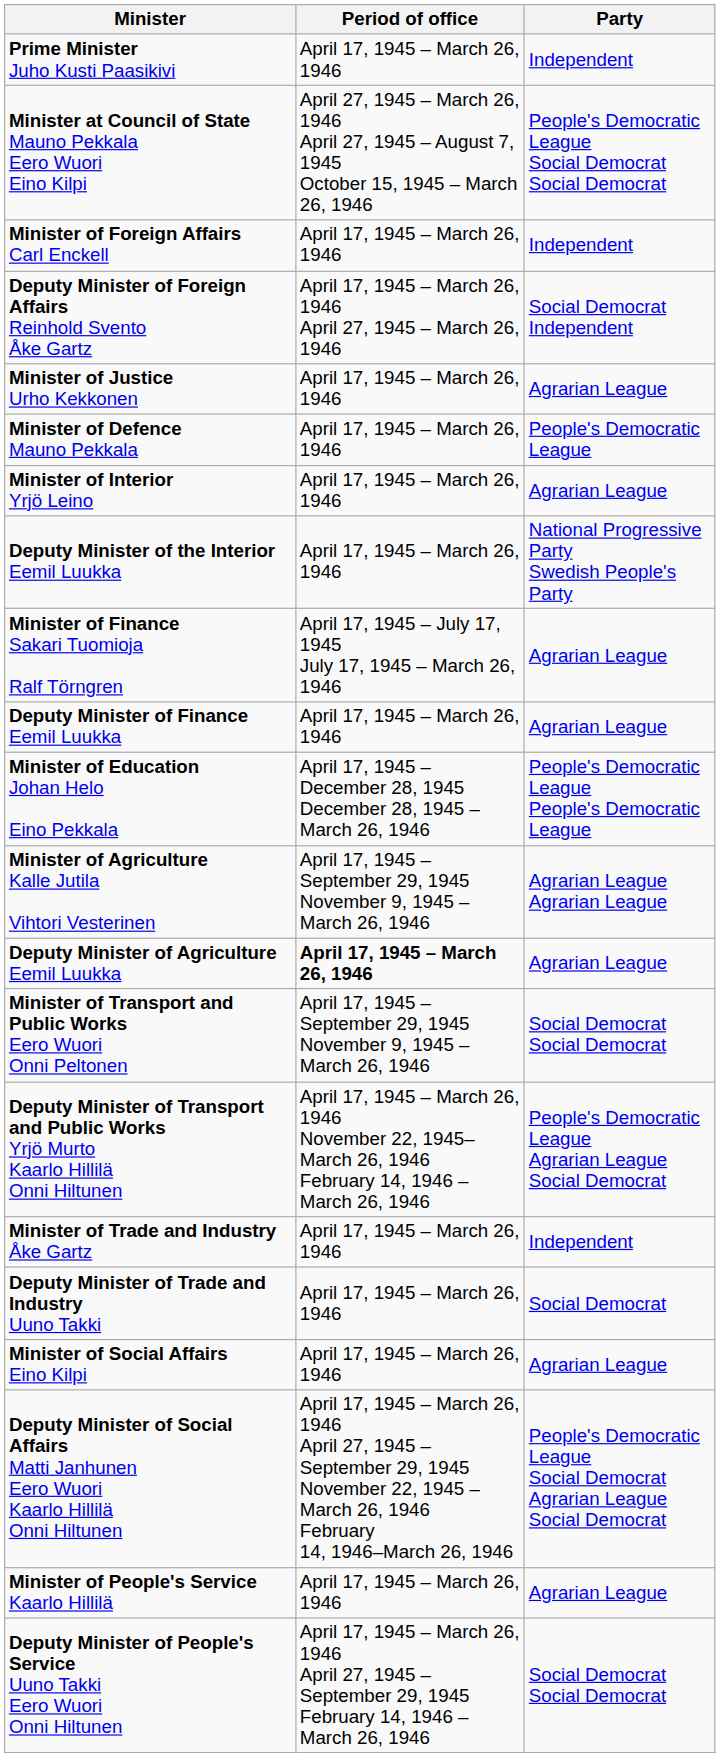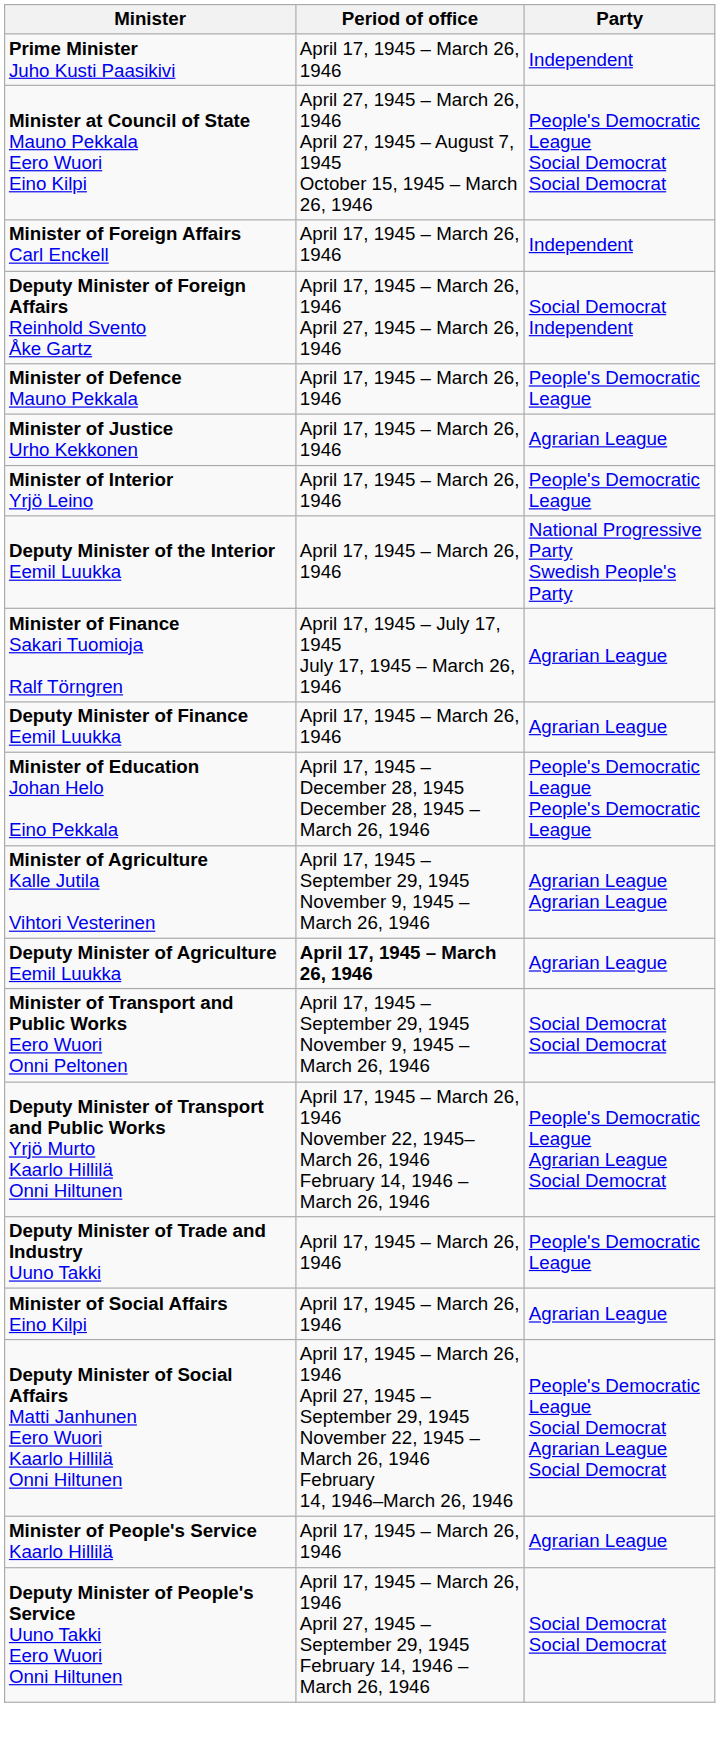rows swapped: (91, 388) <-> (95, 439)
(598, 490) Agrarian League -> (614, 490) People's Democratic League
- row: (143, 1241)
(597, 1303) Social Democrat -> (614, 1252) People's Democratic League
